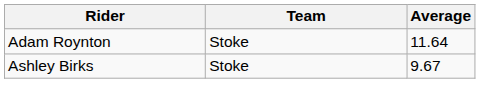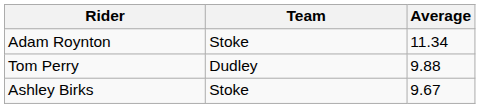(429, 41) 11.64 -> (429, 41) 11.34
+ row: (43, 66)
